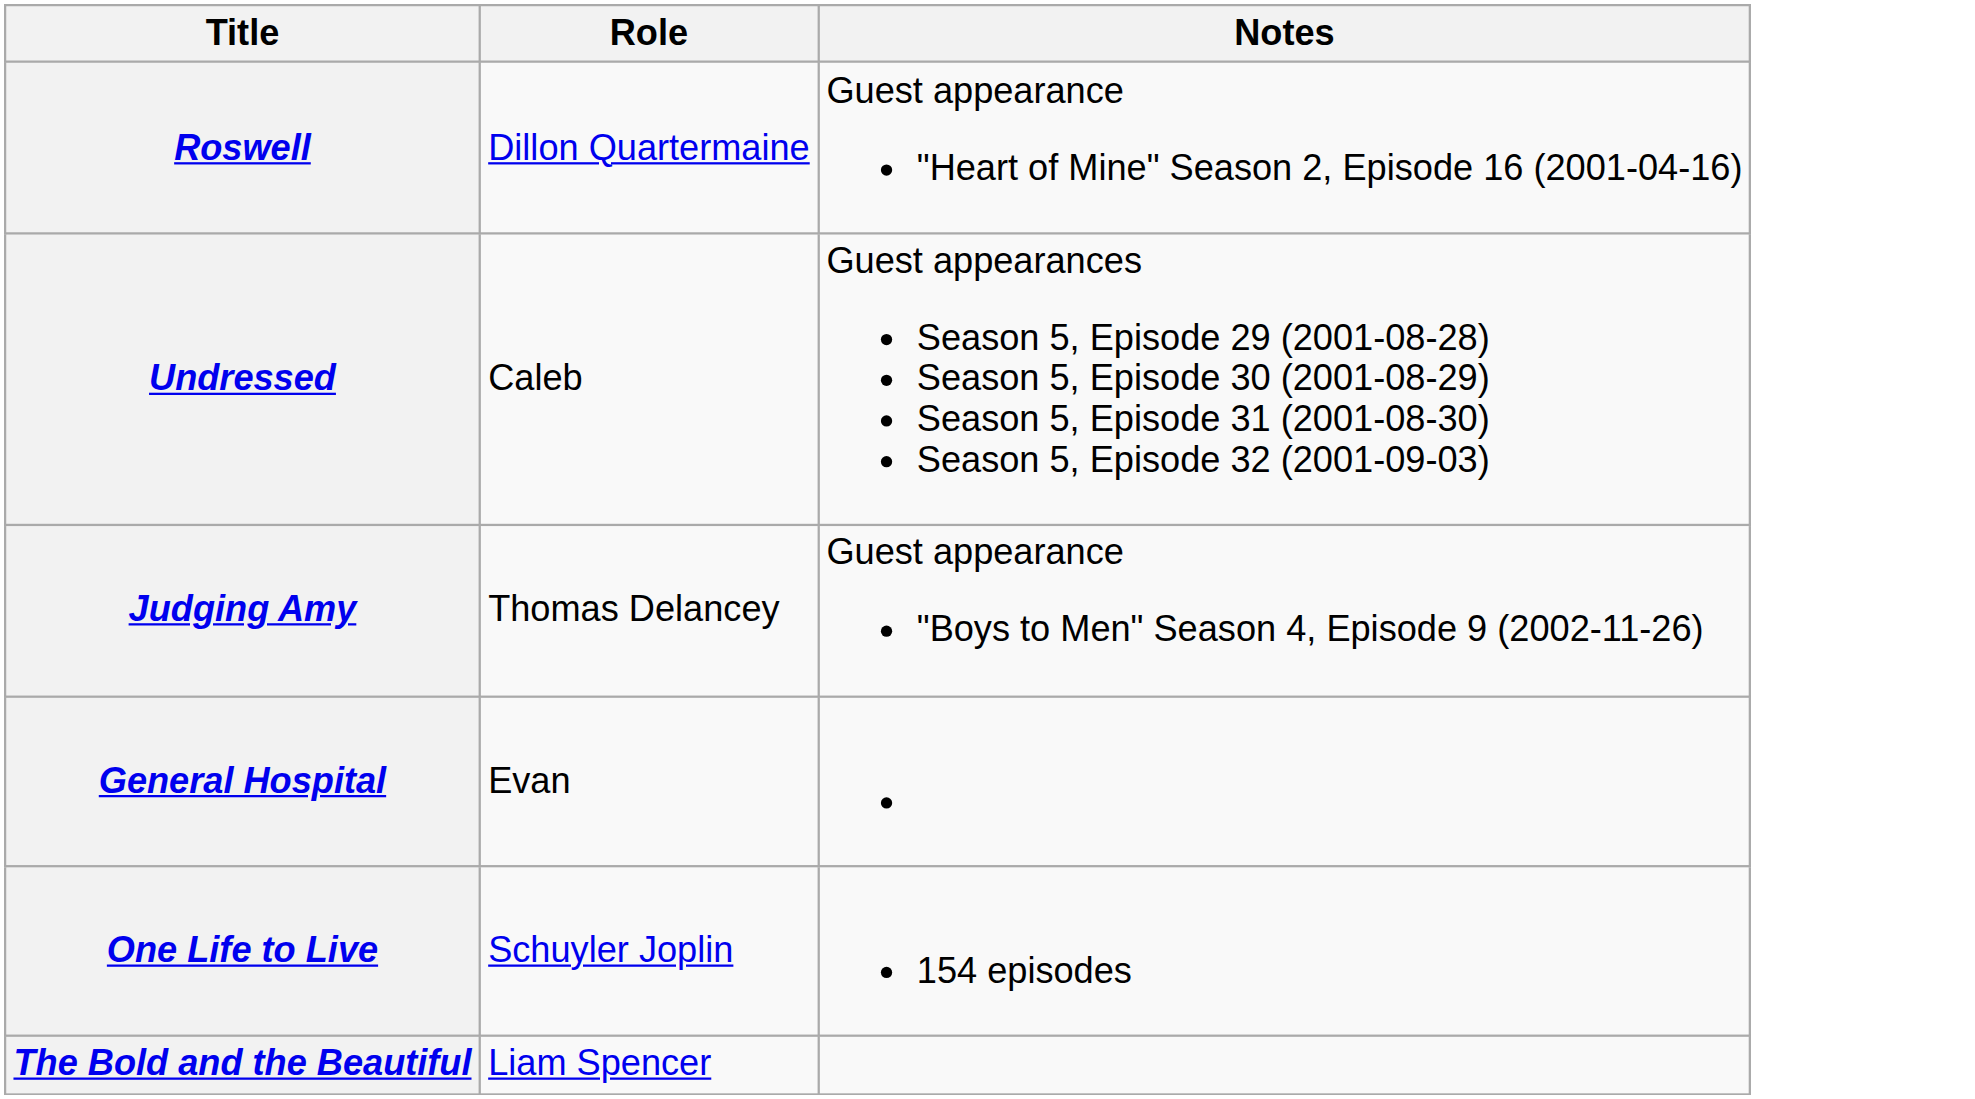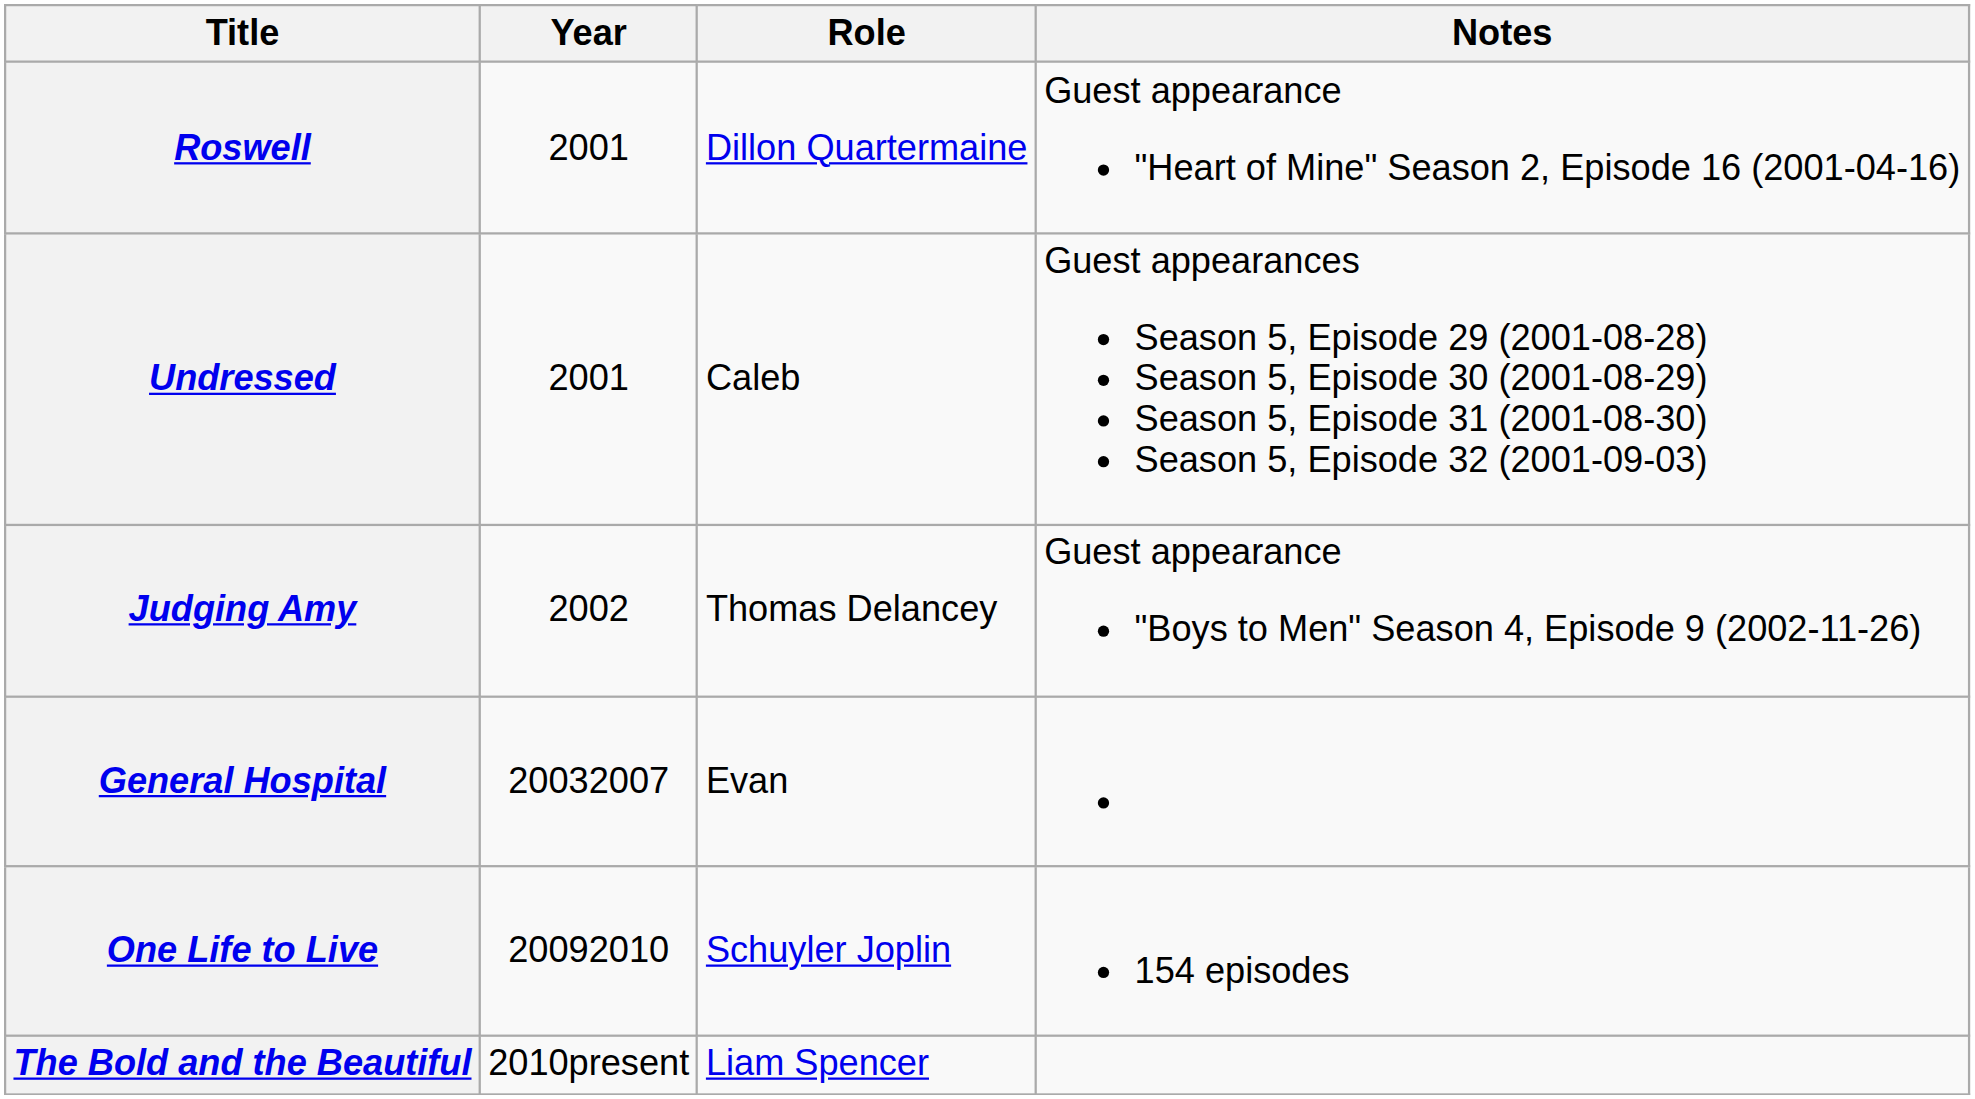+ column: (589, 33)
